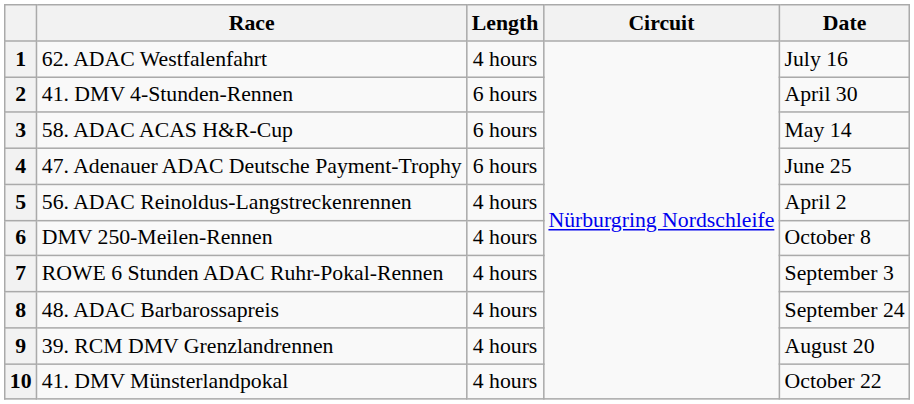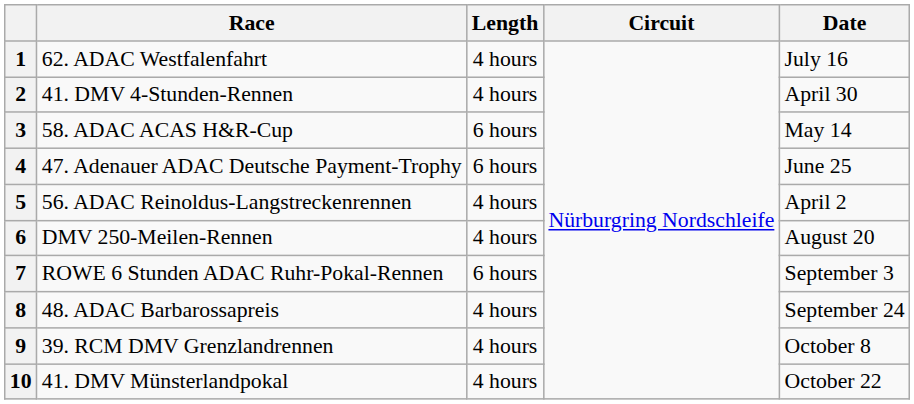(505, 94) 6 hours -> (505, 94) 4 hours
(828, 237) October 8 -> (830, 237) August 20
(505, 273) 4 hours -> (505, 273) 6 hours
(830, 345) August 20 -> (828, 345) October 8
